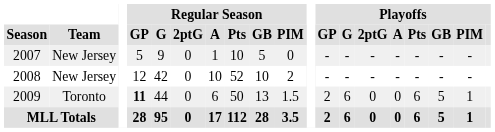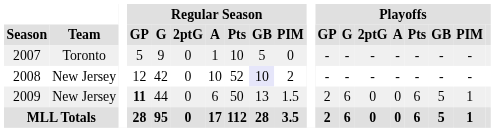(84, 55) New Jersey -> (84, 55) Toronto
(262, 76) no background -> (262, 76) lavender background
(84, 96) Toronto -> (84, 96) New Jersey
